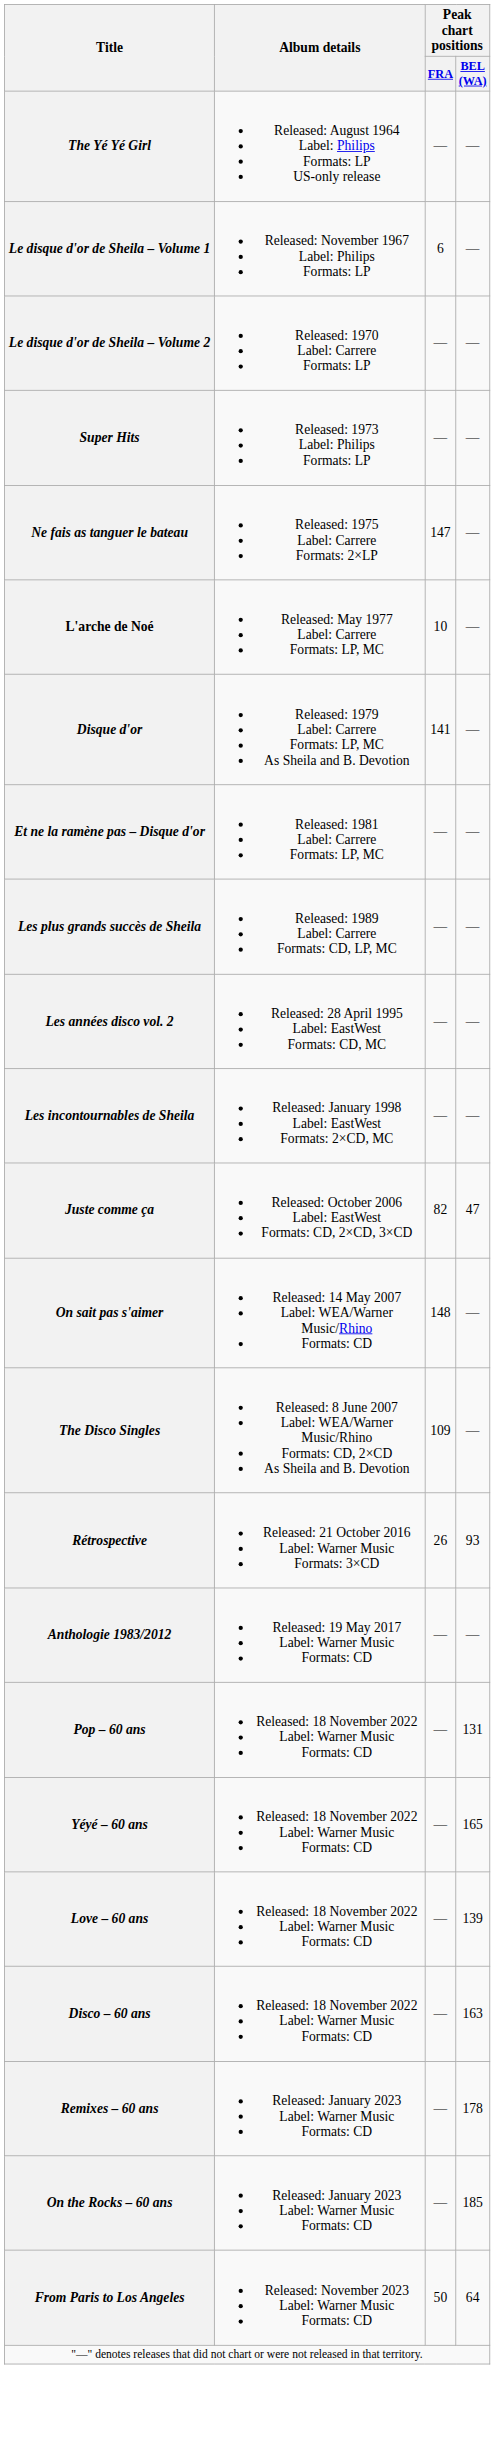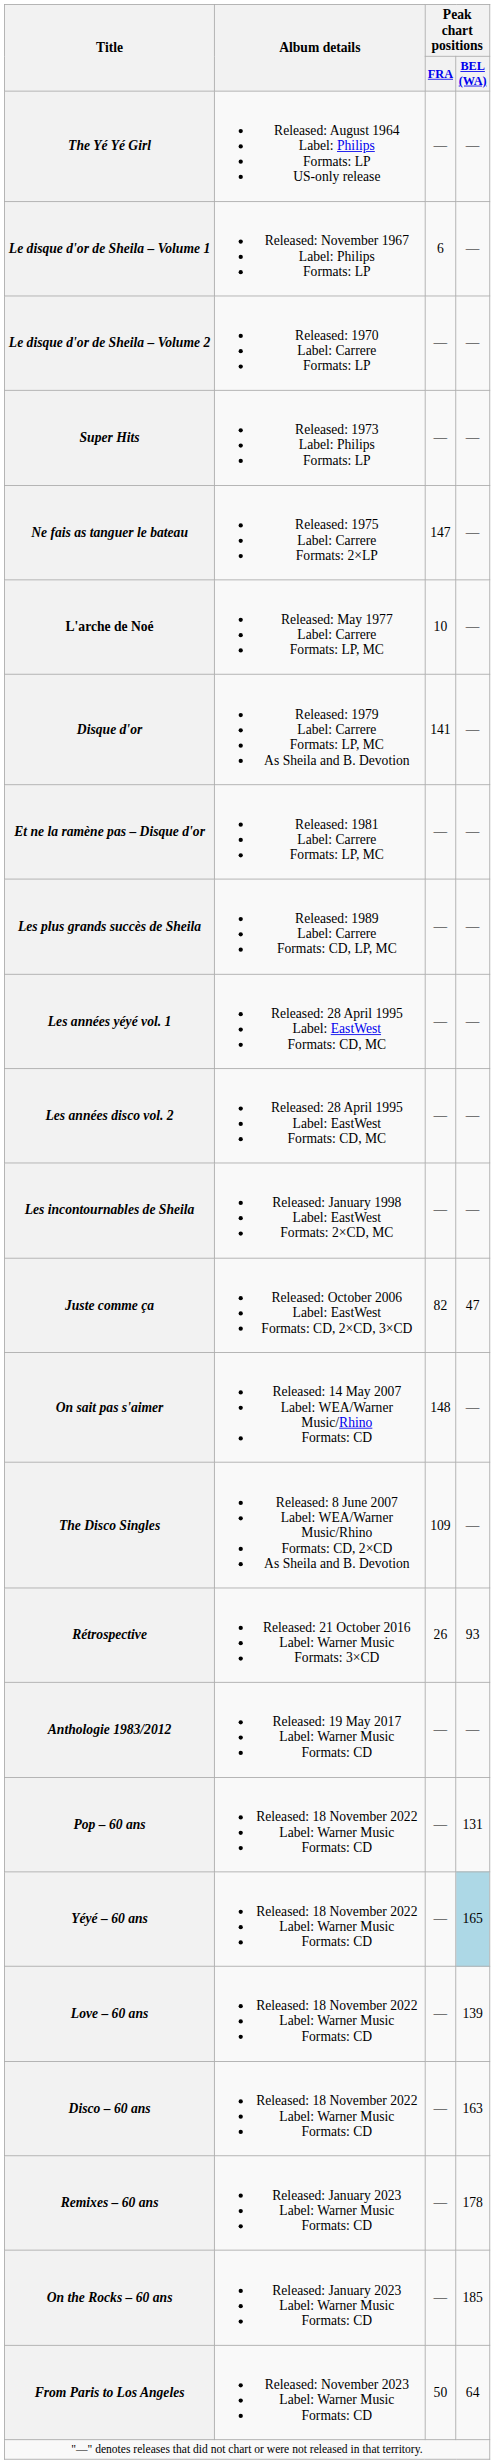+ row: (110, 1021)
(473, 1824) no background -> (473, 1919) lightblue background
